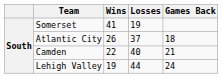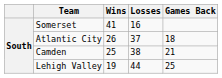(135, 25) 19 -> (135, 25) 16
(111, 53) 22 -> (111, 53) 25
(135, 53) 40 -> (135, 53) 38
(170, 66) 24 -> (170, 66) 25
